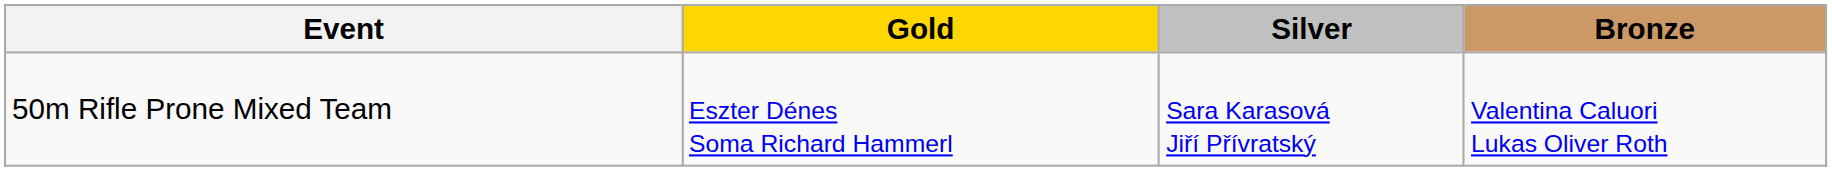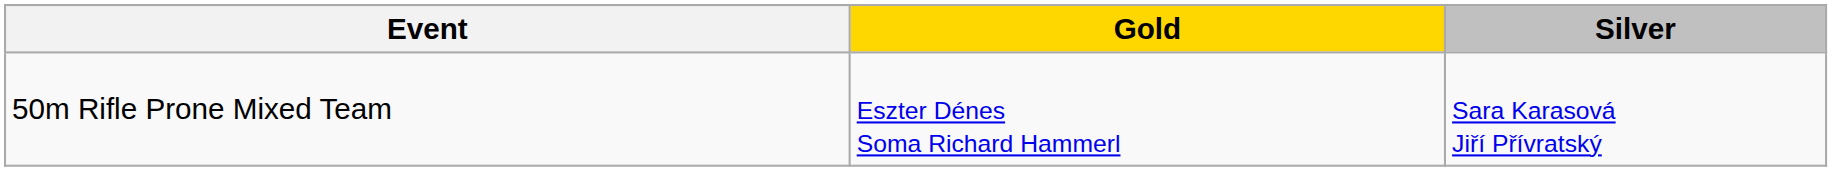- column: (1645, 29)
